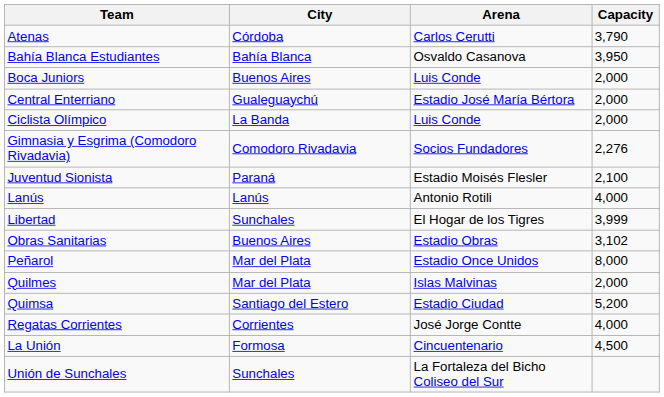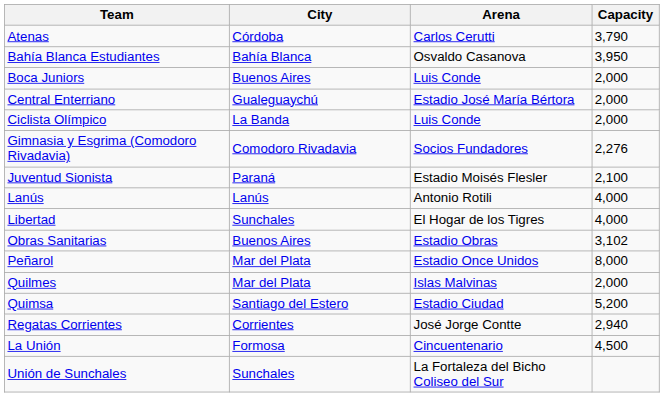(611, 219) 3,999 -> (611, 219) 4,000
(611, 324) 4,000 -> (611, 324) 2,940
